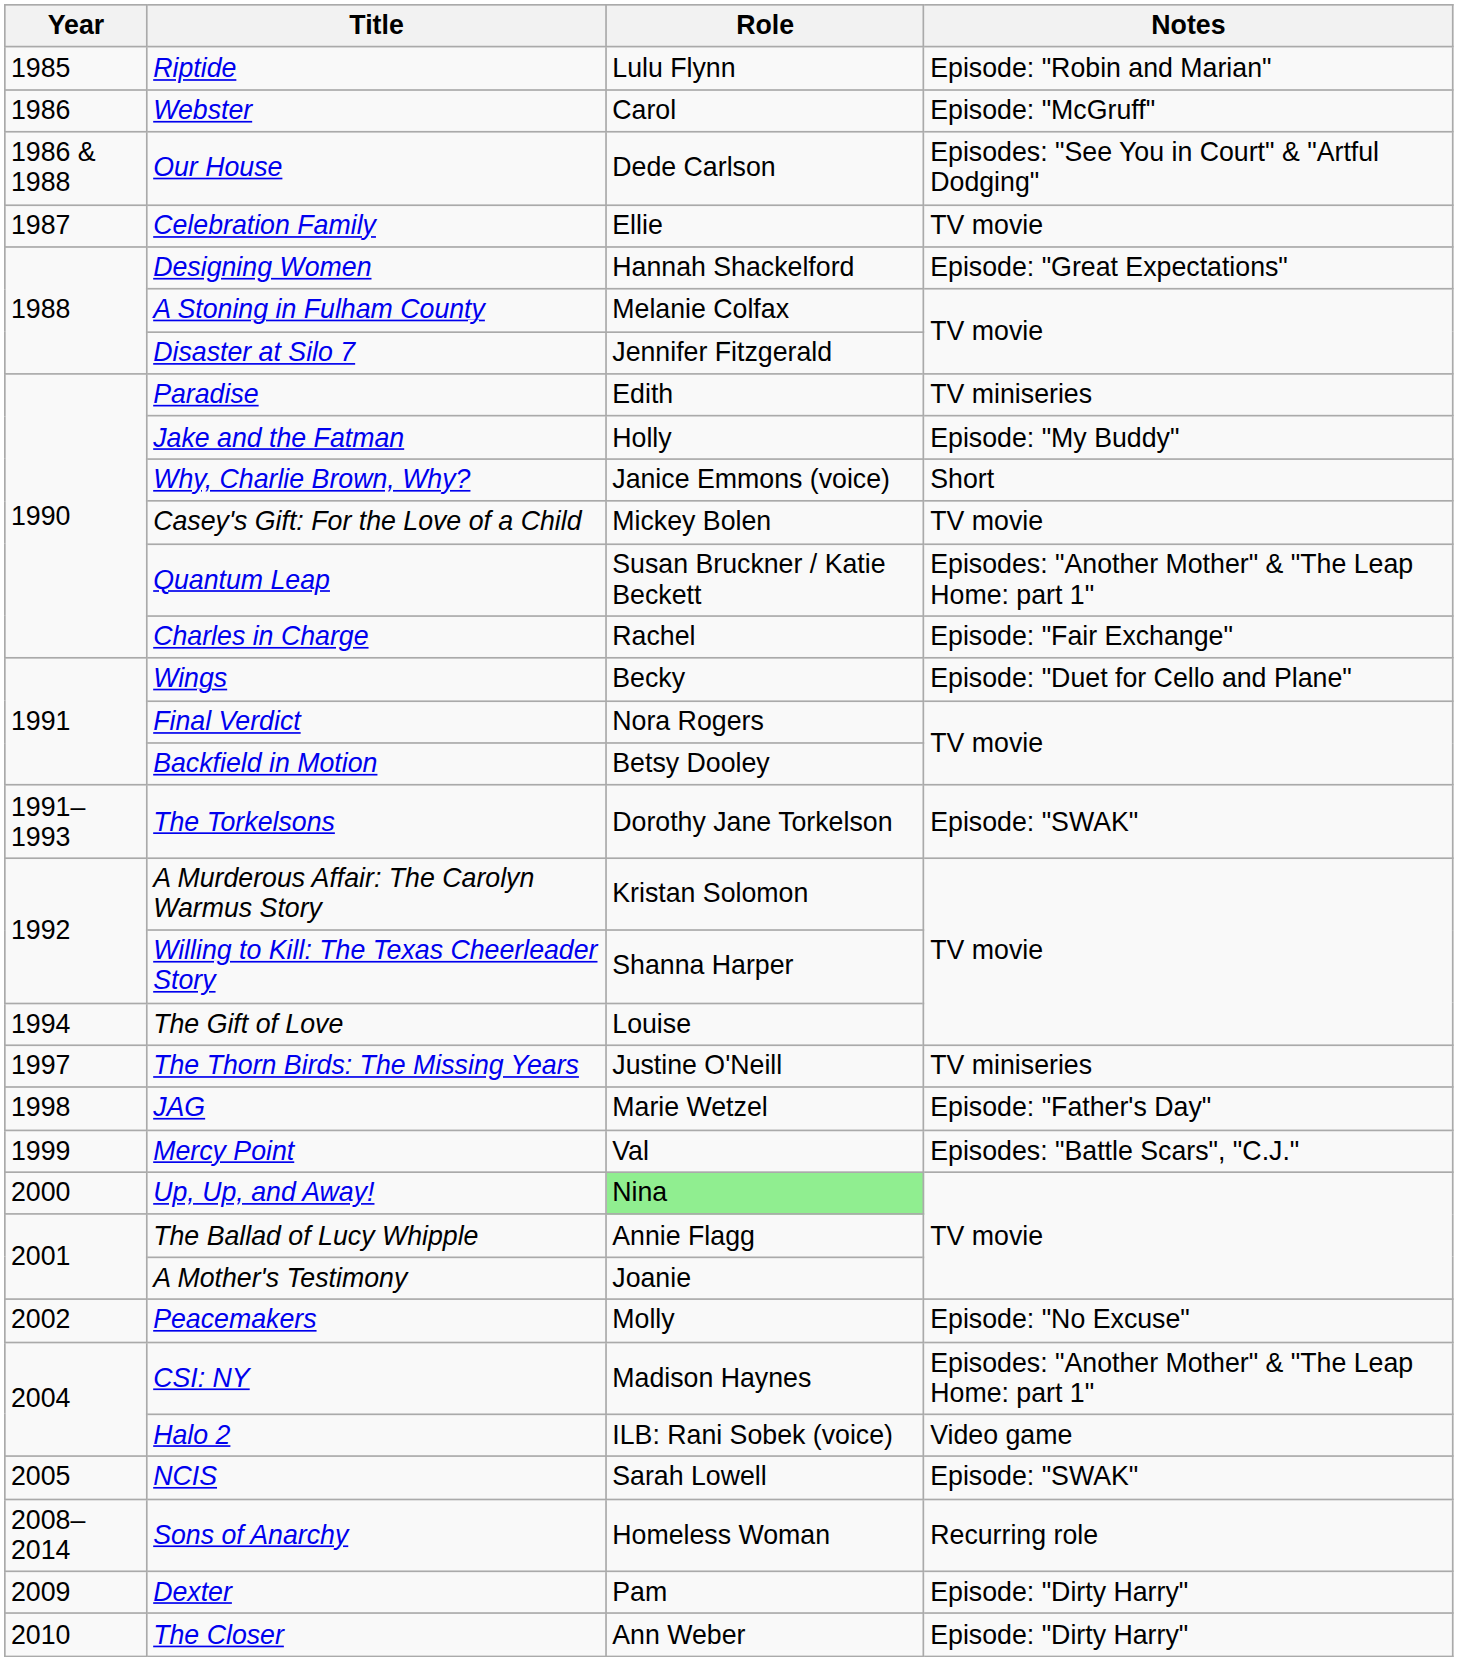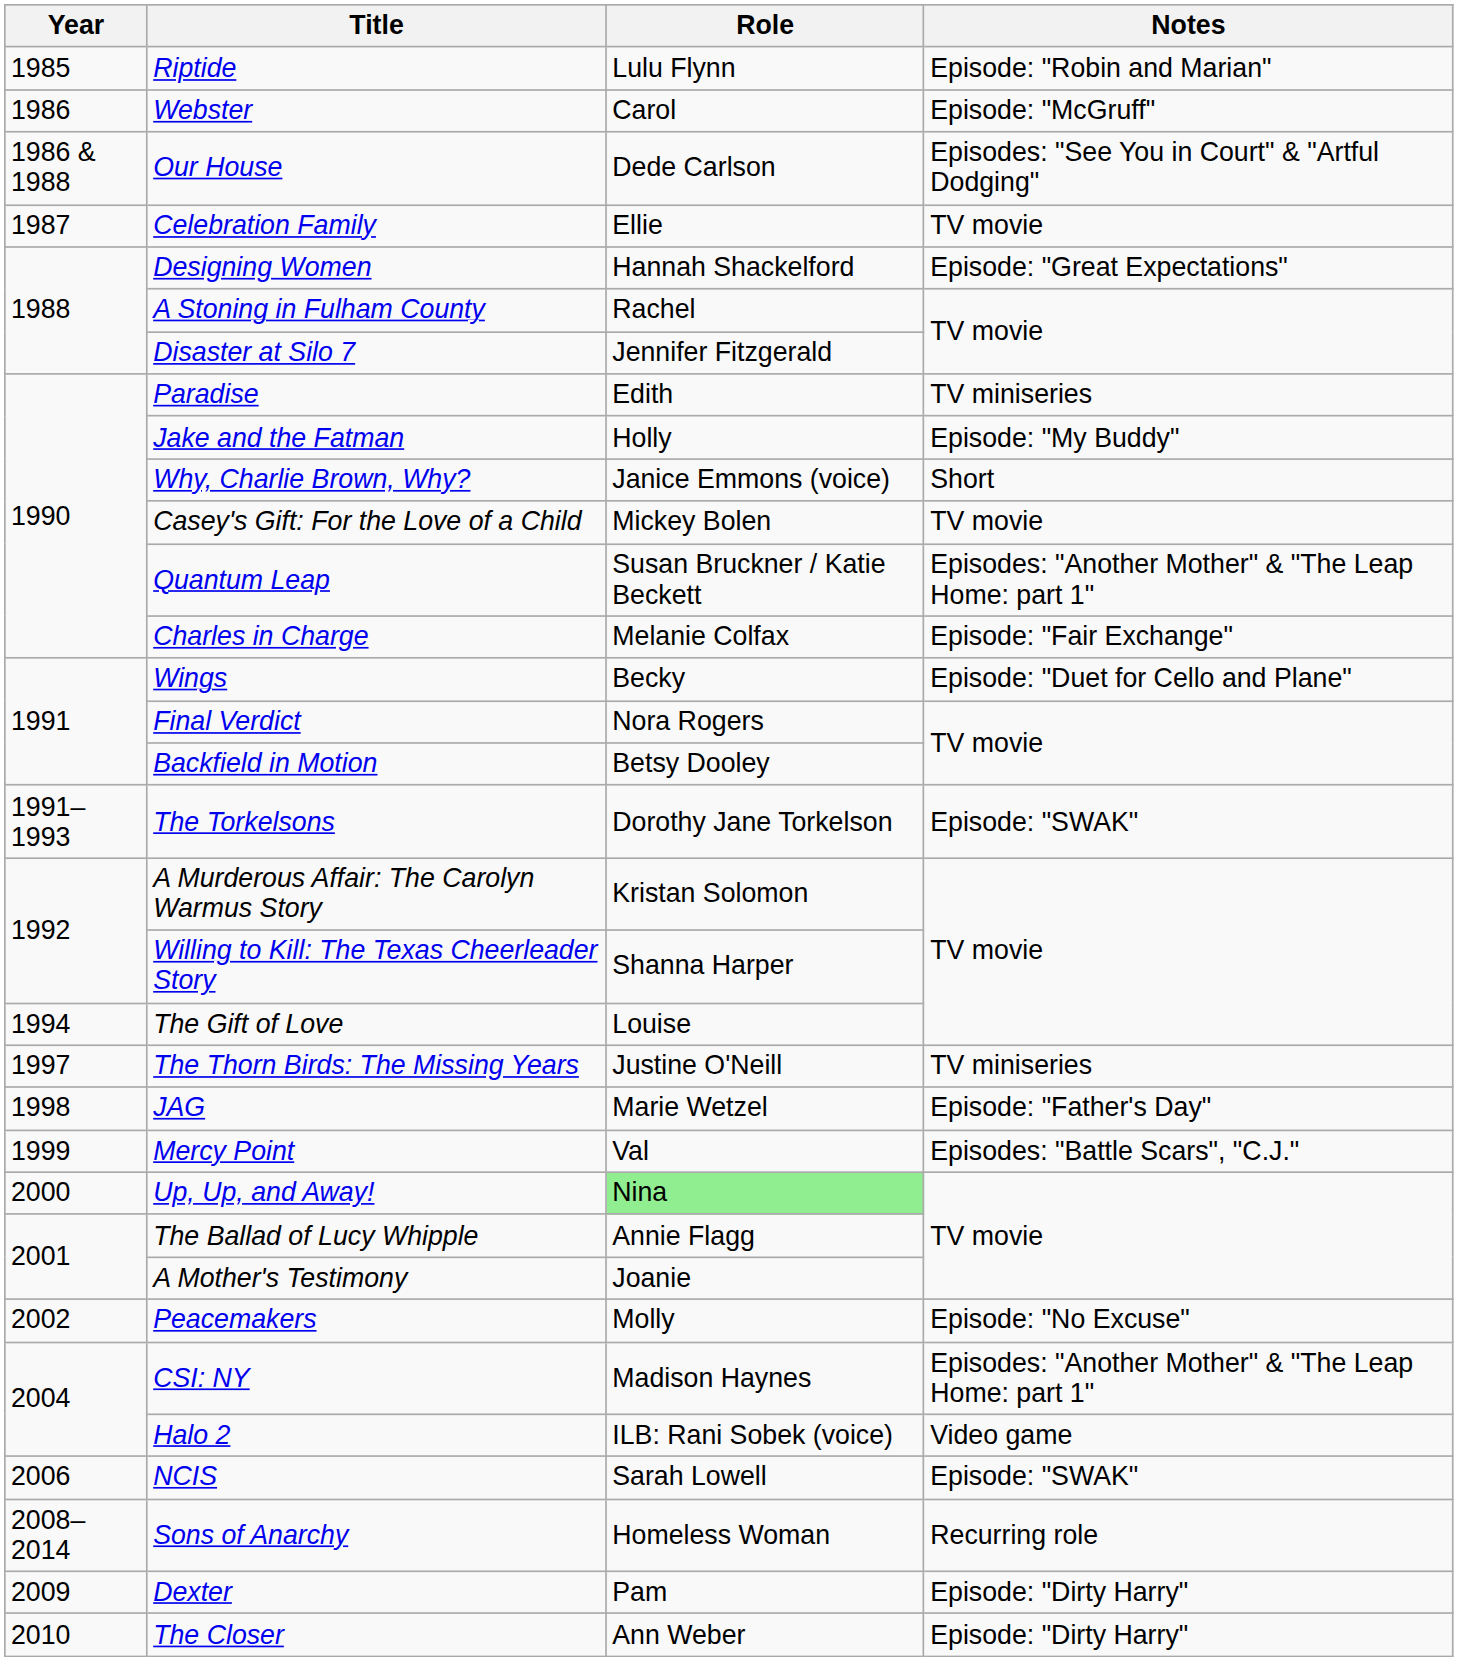(701, 310) Melanie Colfax -> (654, 310) Rachel
(654, 636) Rachel -> (701, 636) Melanie Colfax
(41, 1477) 2005 -> (41, 1477) 2006
